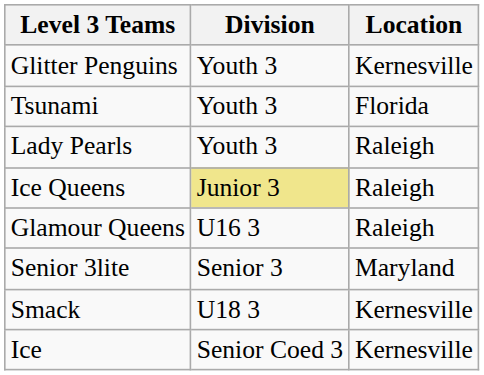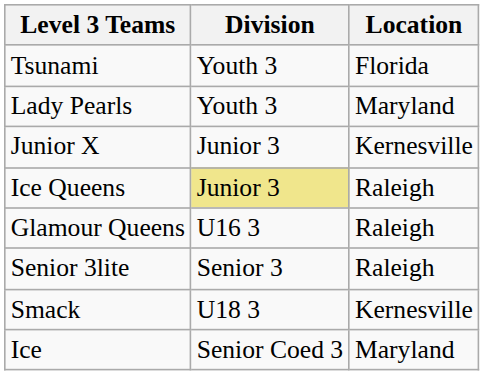- row: (94, 65)
(395, 146) Raleigh -> (405, 106) Maryland
+ row: (55, 146)
(405, 268) Maryland -> (395, 268) Raleigh
(414, 349) Kernesville -> (405, 349) Maryland
